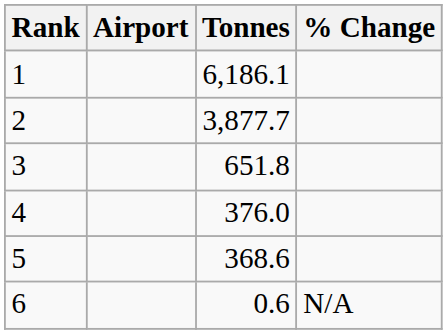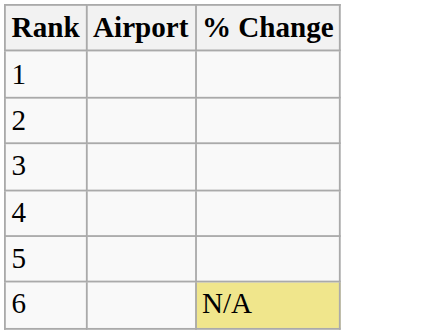- column: (246, 27)
(328, 304) no background -> (227, 304) khaki background
